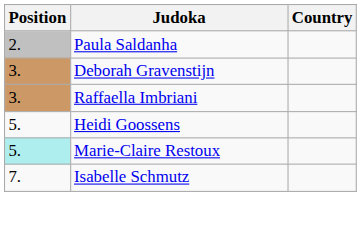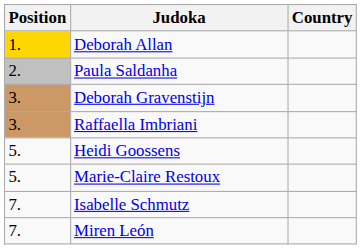+ row: (123, 44)
(15, 151) paleturquoise background -> (15, 177) no background
+ row: (114, 230)
